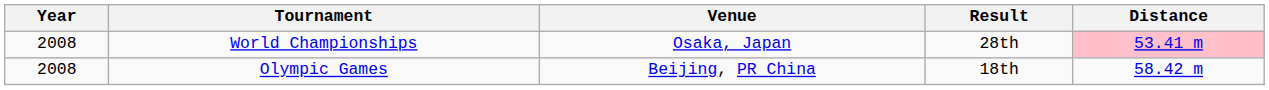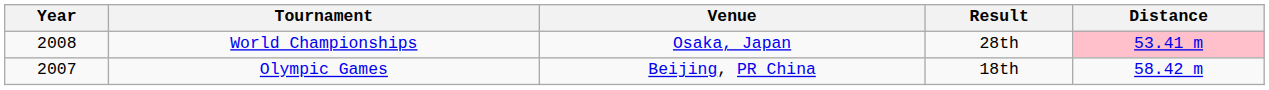(57, 71) 2008 -> (57, 71) 2007
